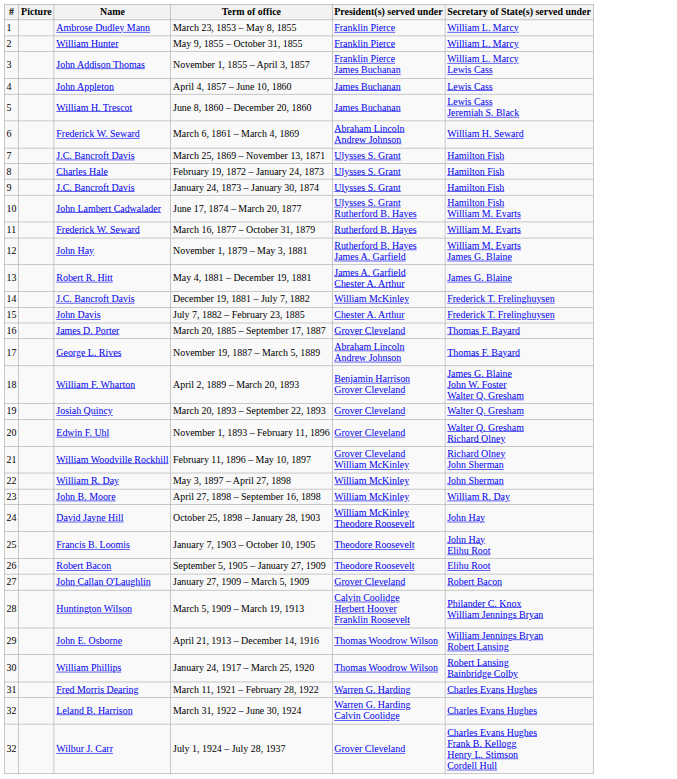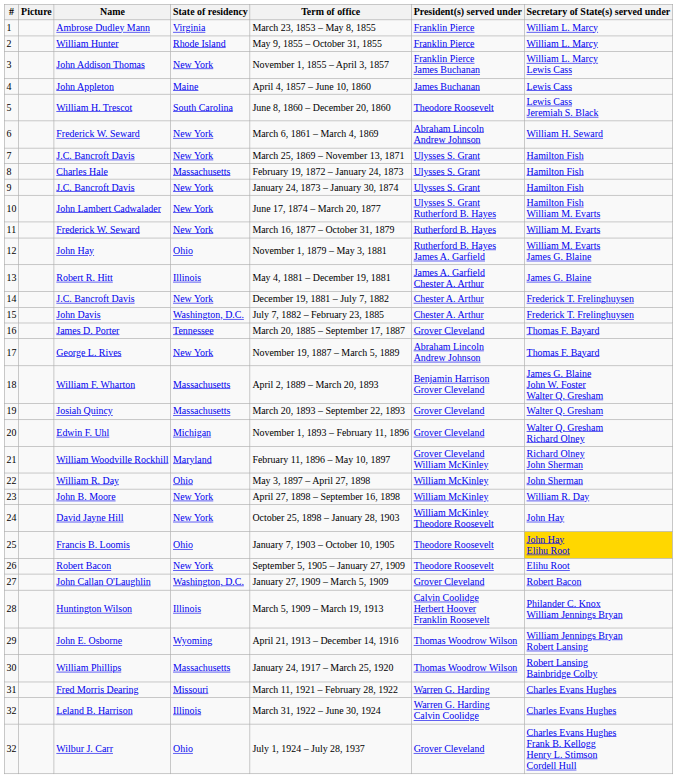+ column: (210, 12)
(367, 107) James Buchanan -> (454, 107) Theodore Roosevelt
(372, 299) William McKinley -> (449, 299) Chester A. Arthur
(469, 545) no background -> (548, 545) gold background
